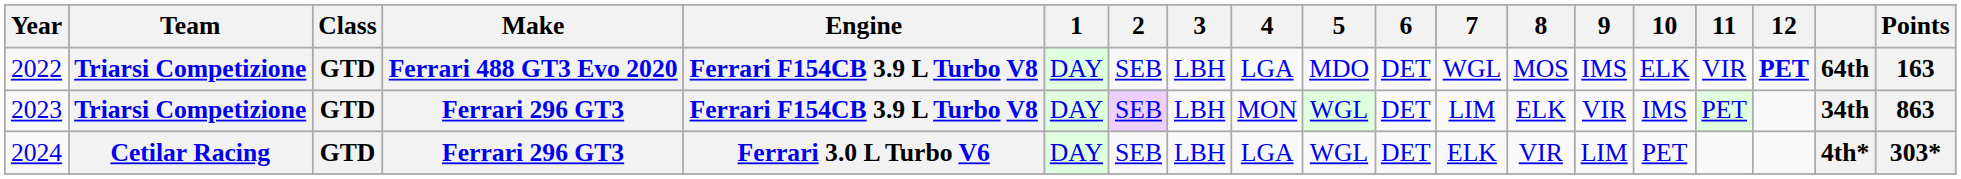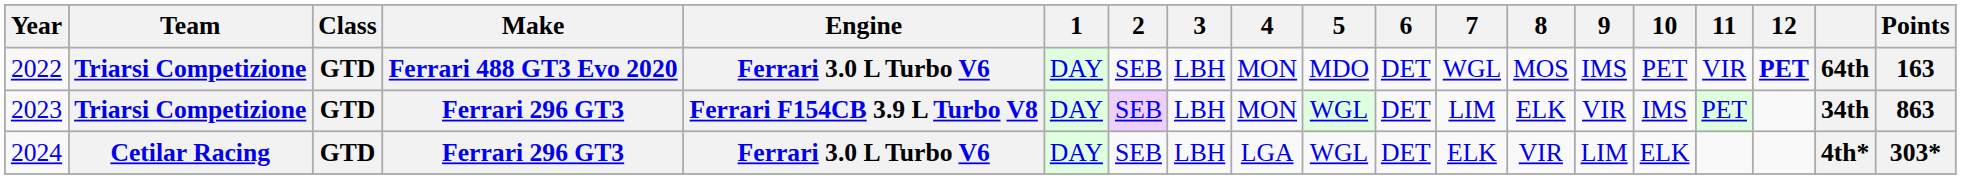(864, 68) Ferrari F154CB 3.9 L Turbo V8 -> (864, 68) Ferrari 3.0 L Turbo V6
(1267, 68) LGA -> (1267, 68) MON
(1665, 68) ELK -> (1665, 68) PET
(1665, 152) PET -> (1665, 152) ELK
